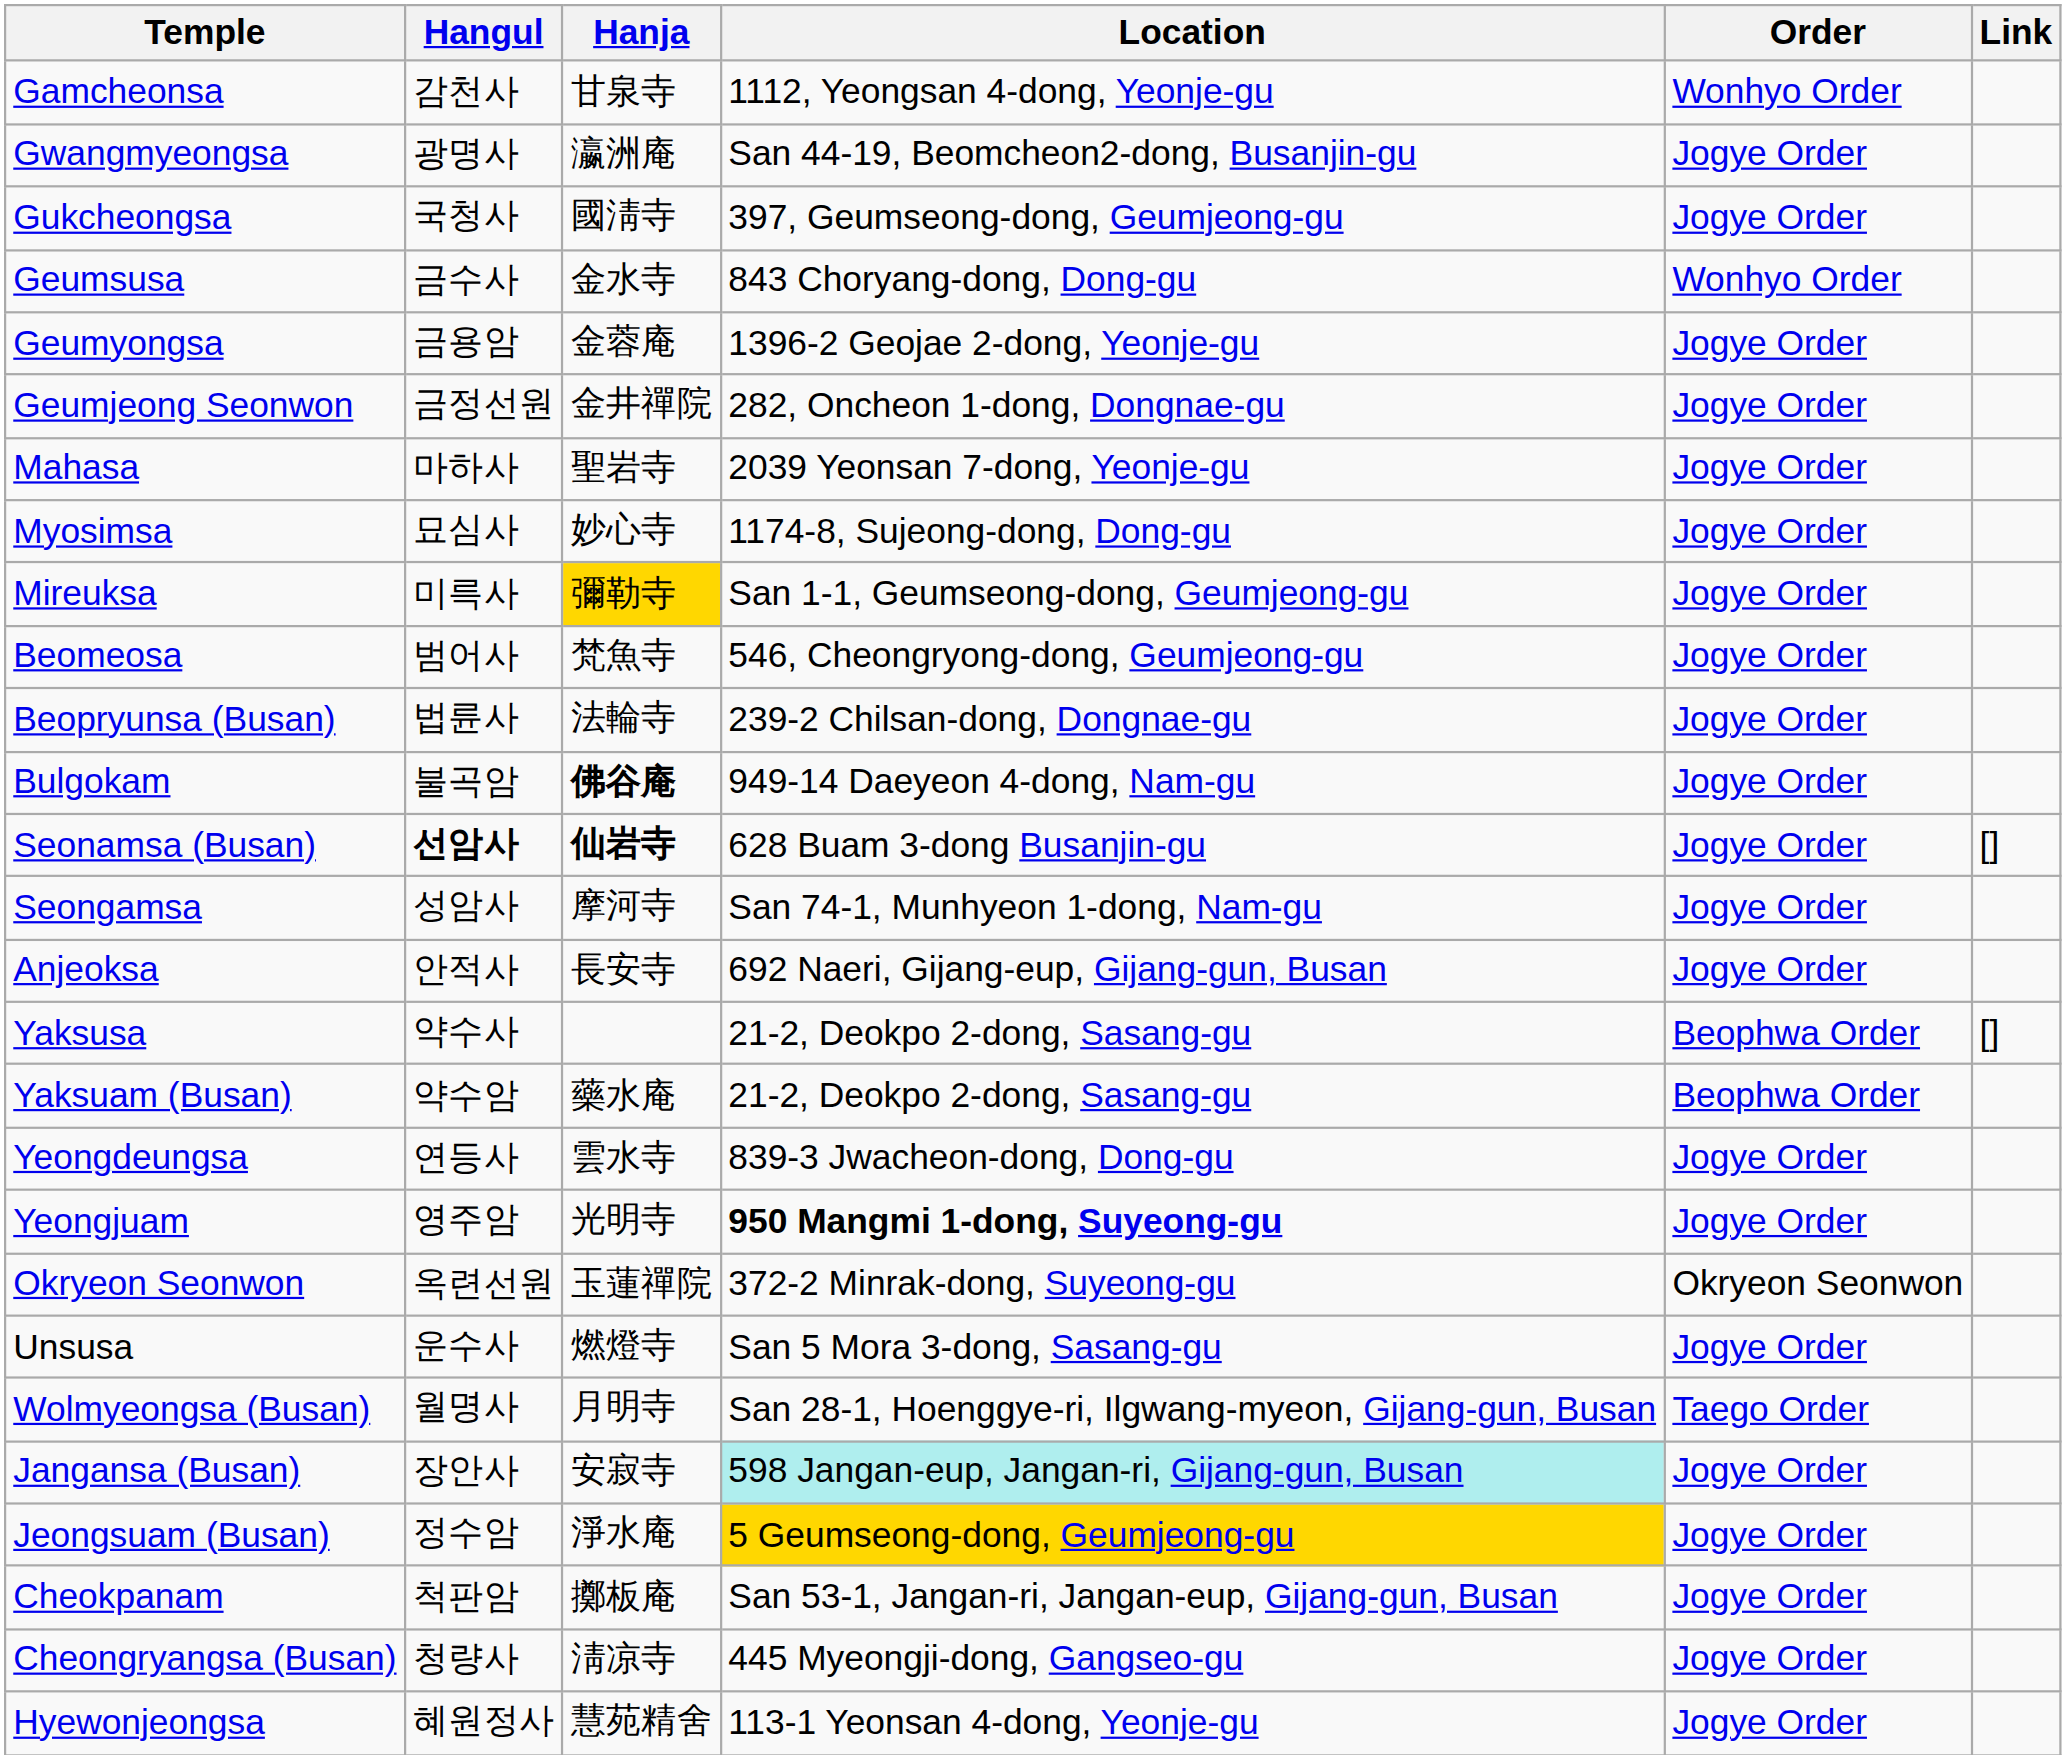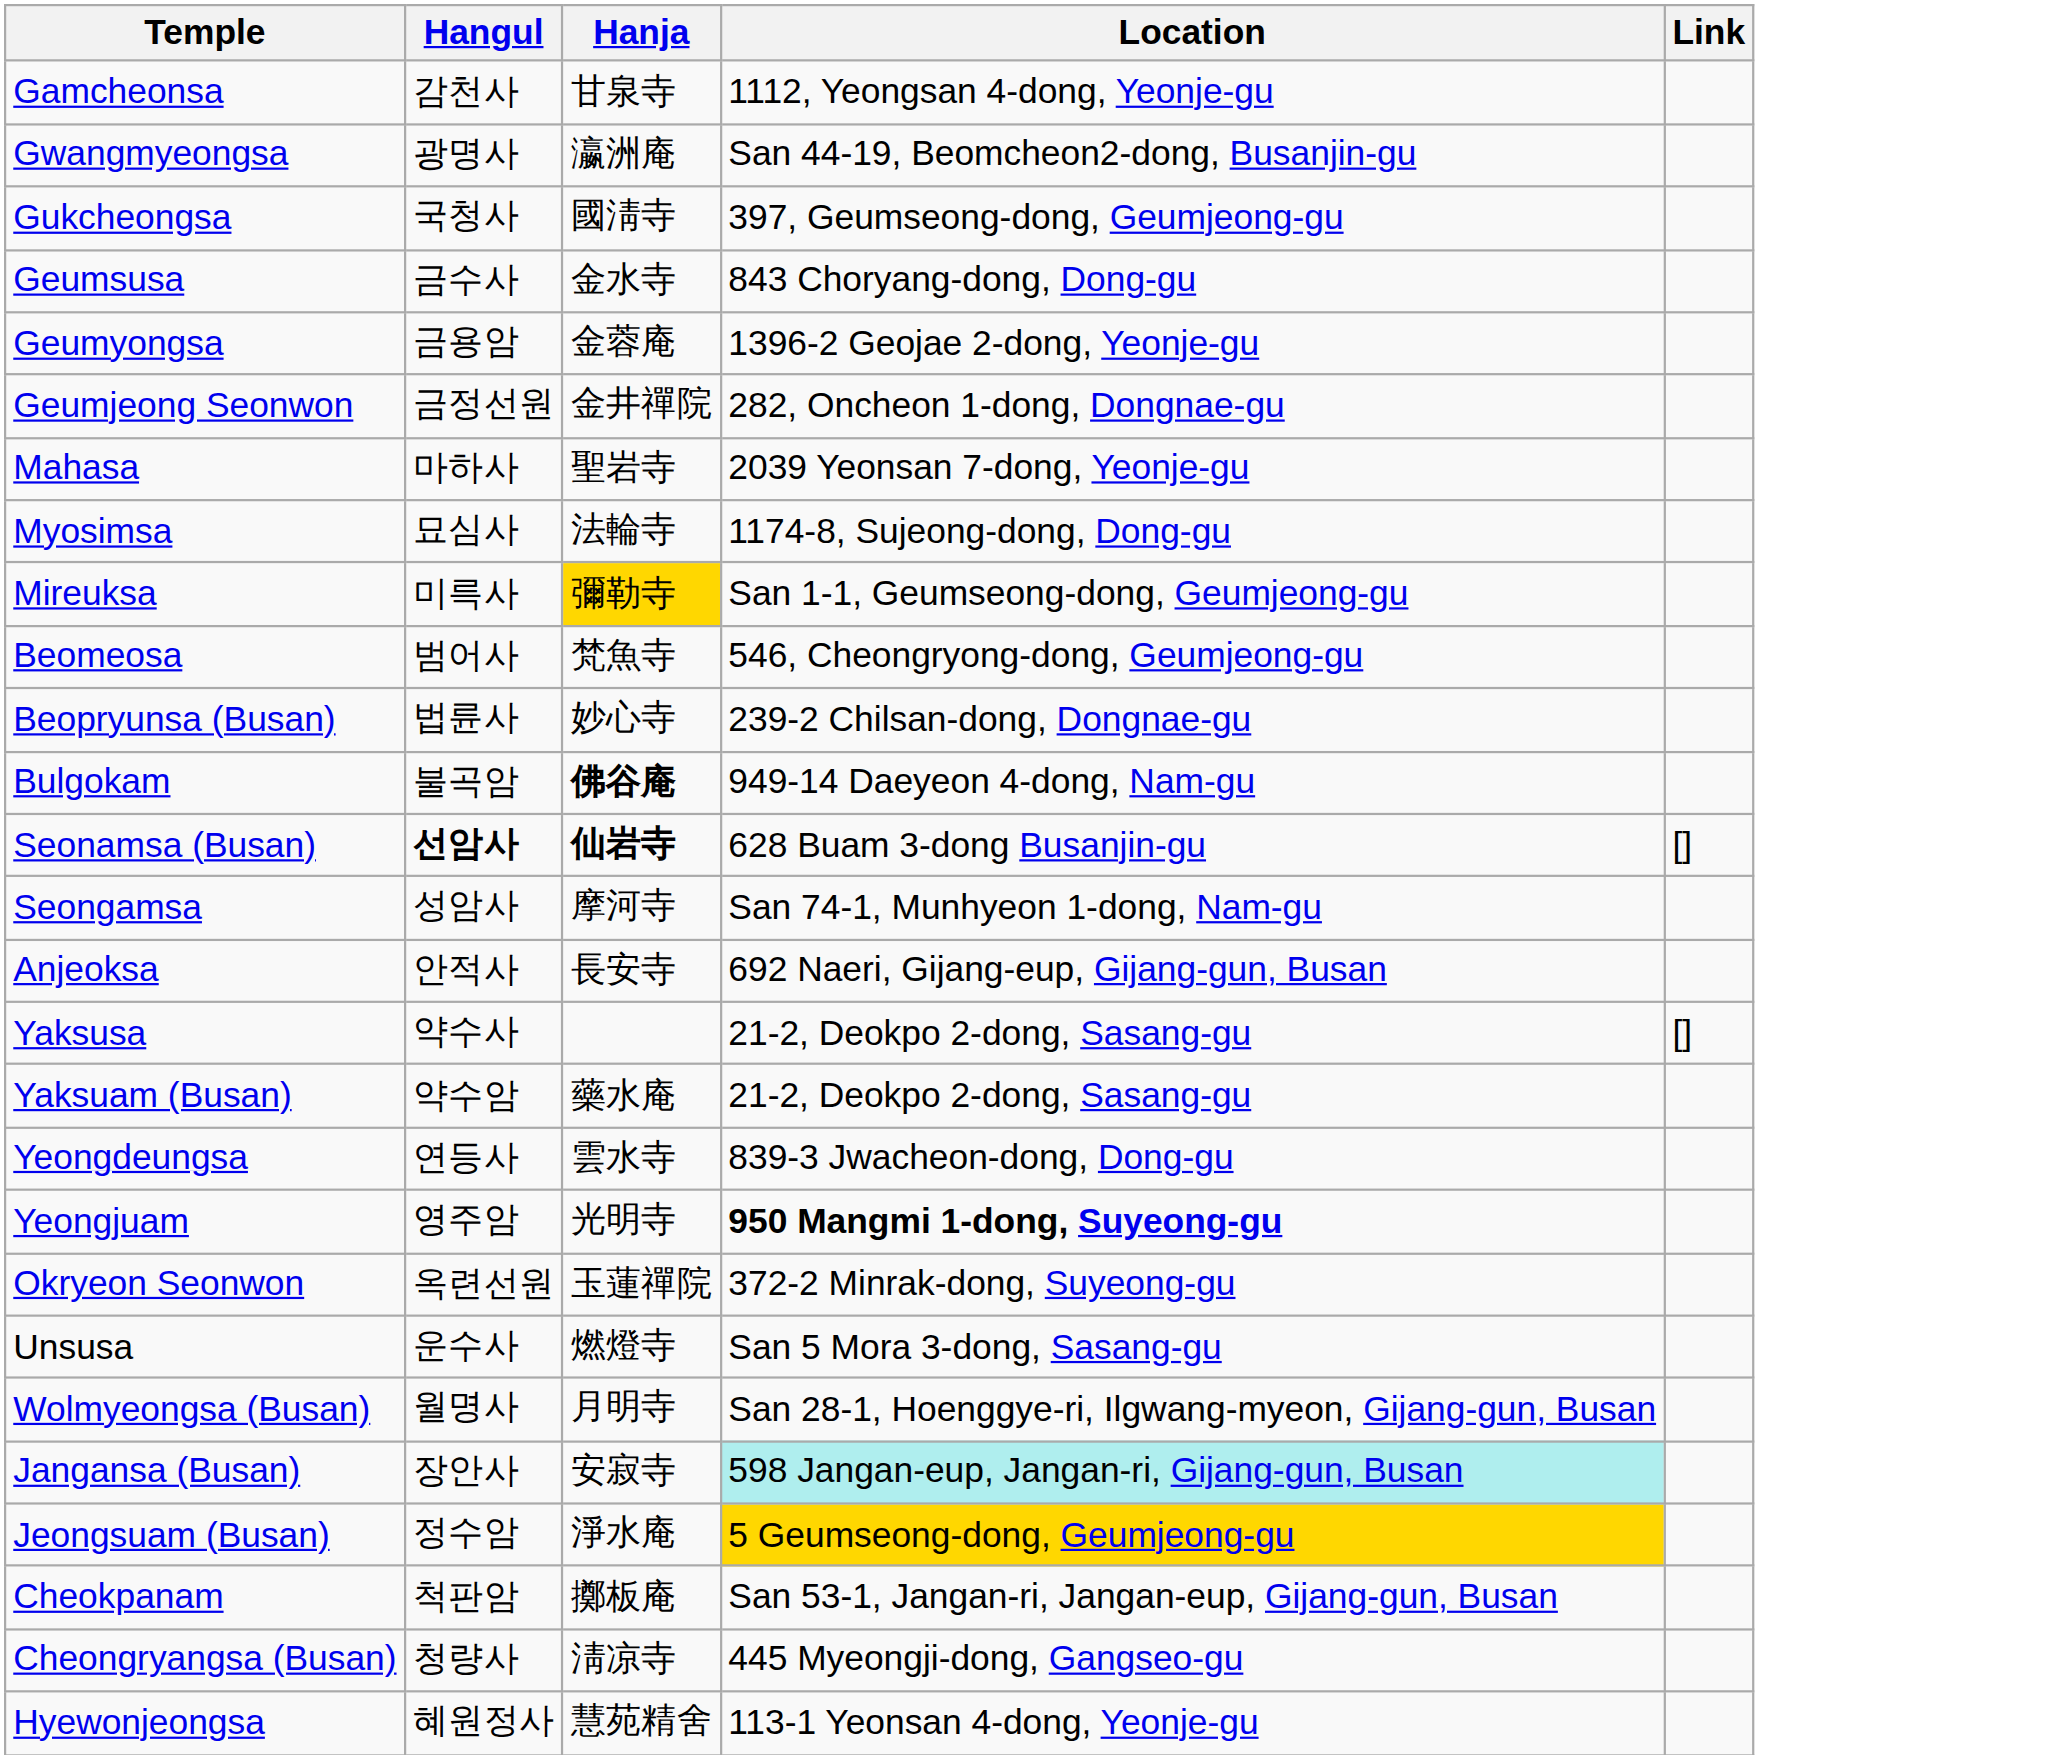- column: (1818, 32)
(624, 529) 妙心寺 -> (624, 529) 法輪寺
(624, 717) 法輪寺 -> (624, 717) 妙心寺
